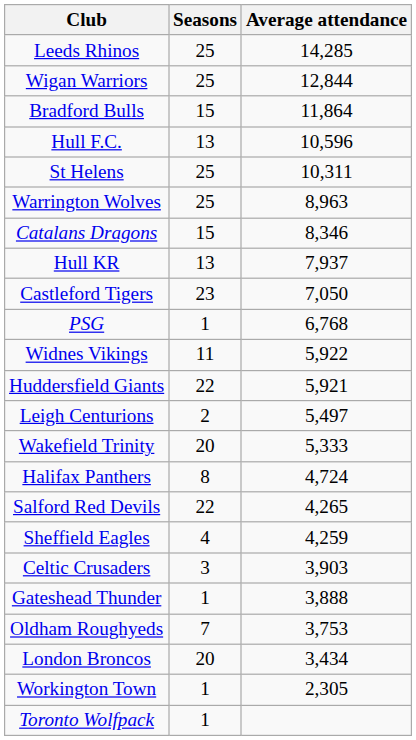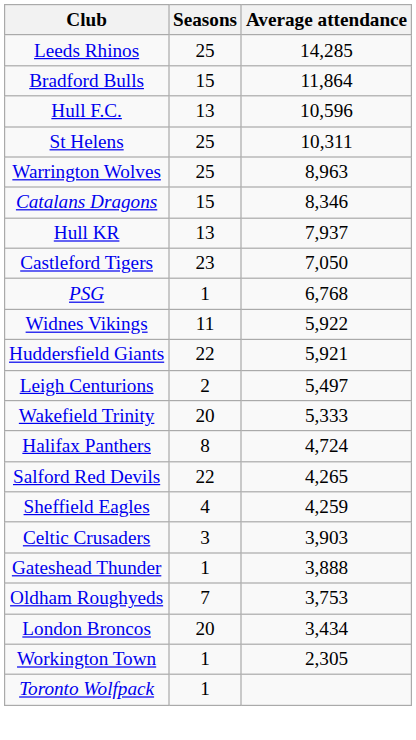- row: (87, 80)
